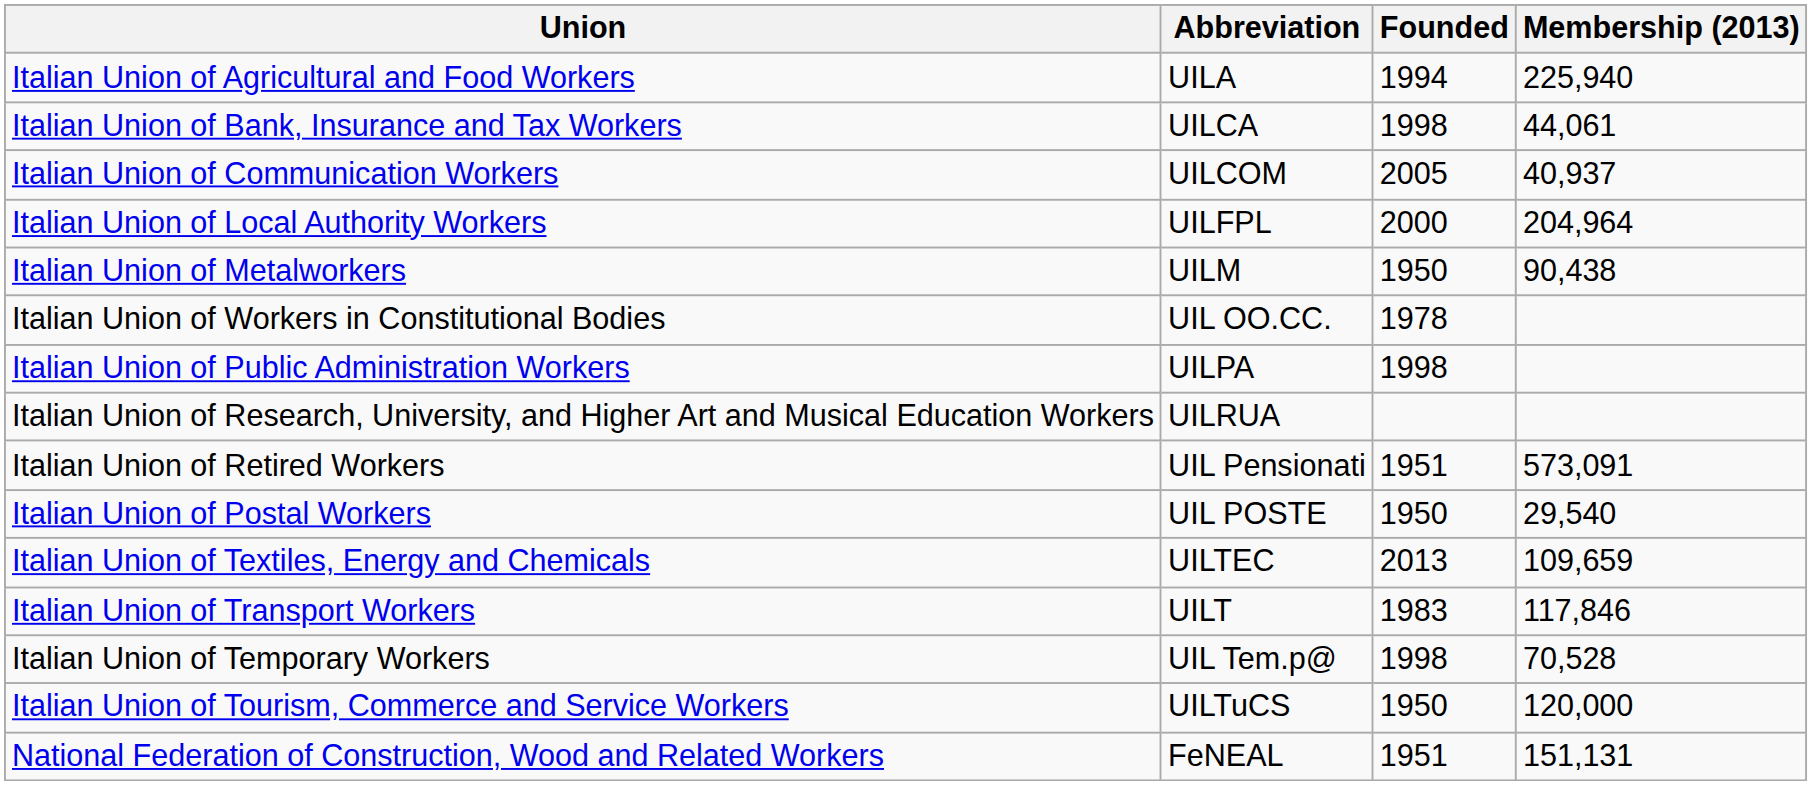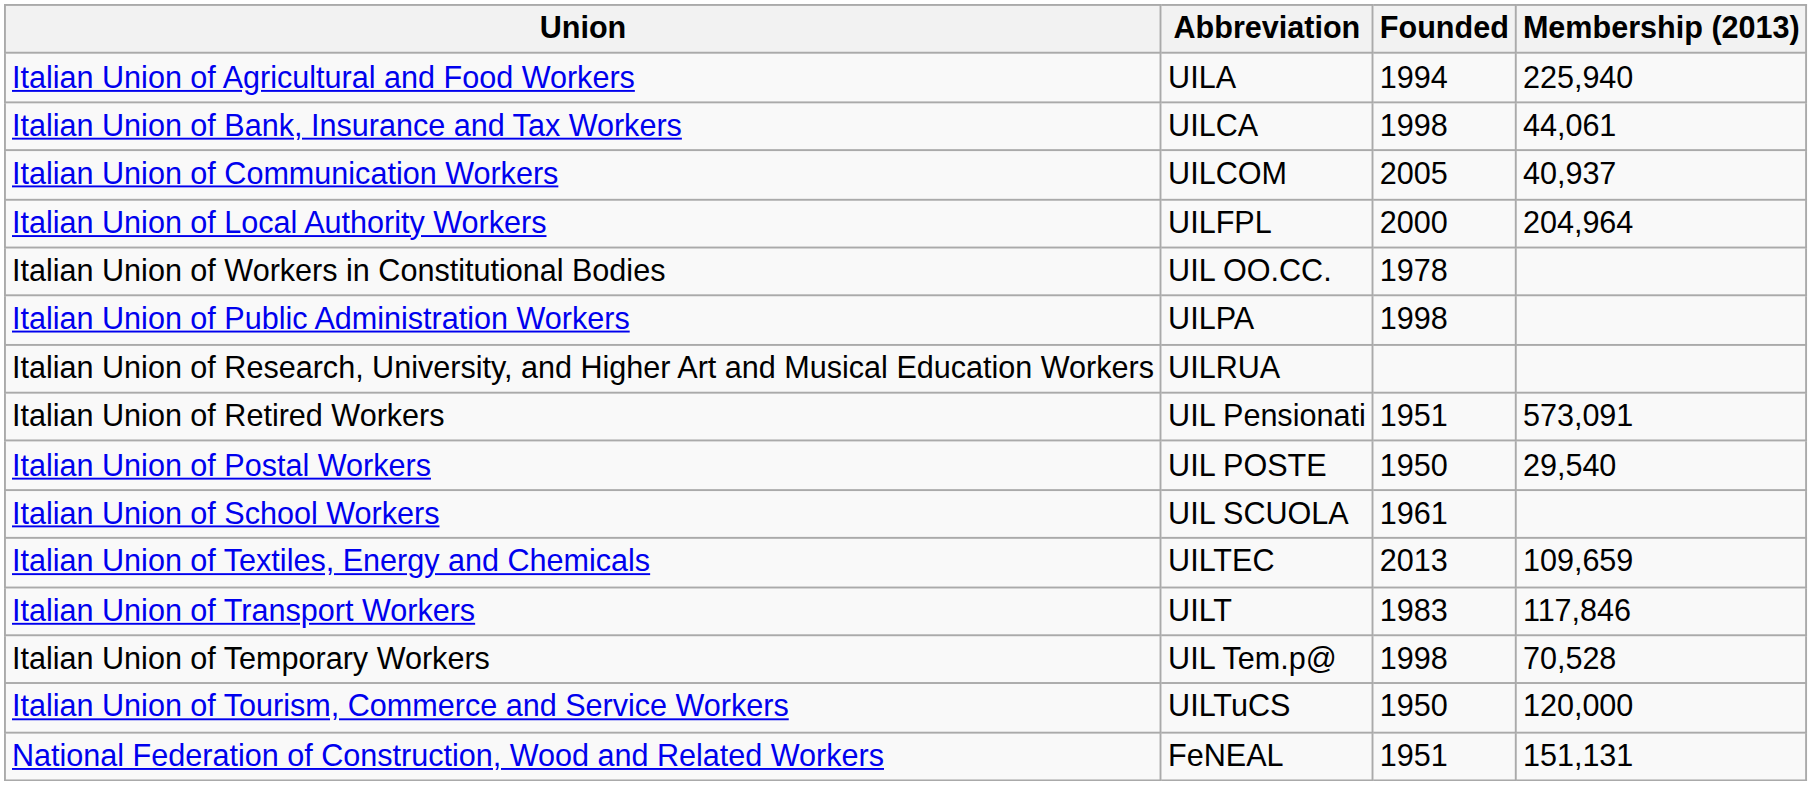- row: (209, 271)
+ row: (226, 513)
